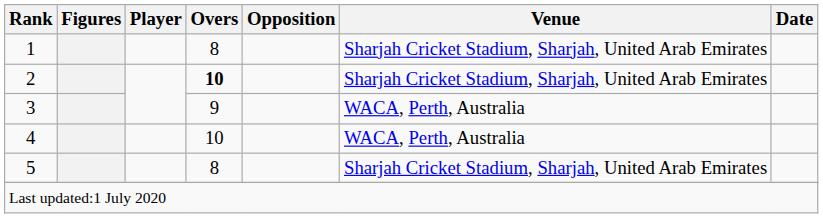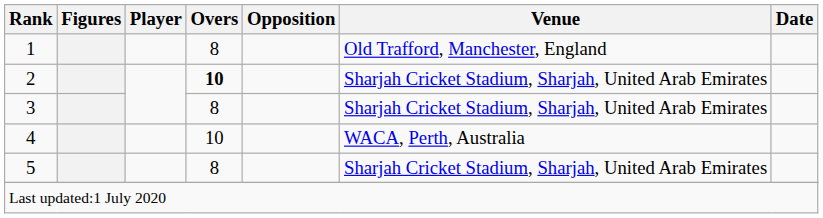(556, 49) Sharjah Cricket Stadium, Sharjah, United Arab Emirates -> (475, 49) Old Trafford, Manchester, England
(214, 108) 9 -> (214, 108) 8
(434, 108) WACA, Perth, Australia -> (556, 108) Sharjah Cricket Stadium, Sharjah, United Arab Emirates
